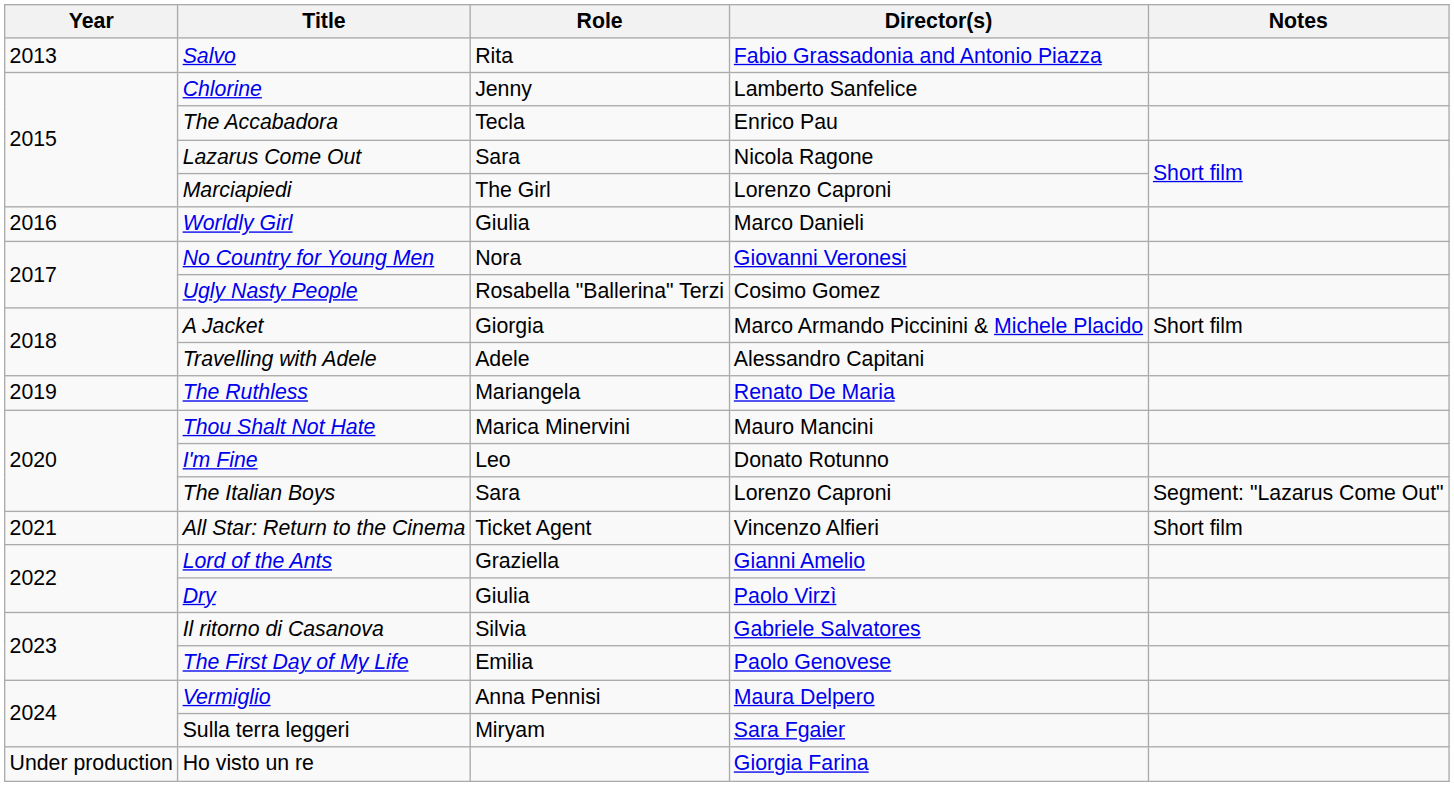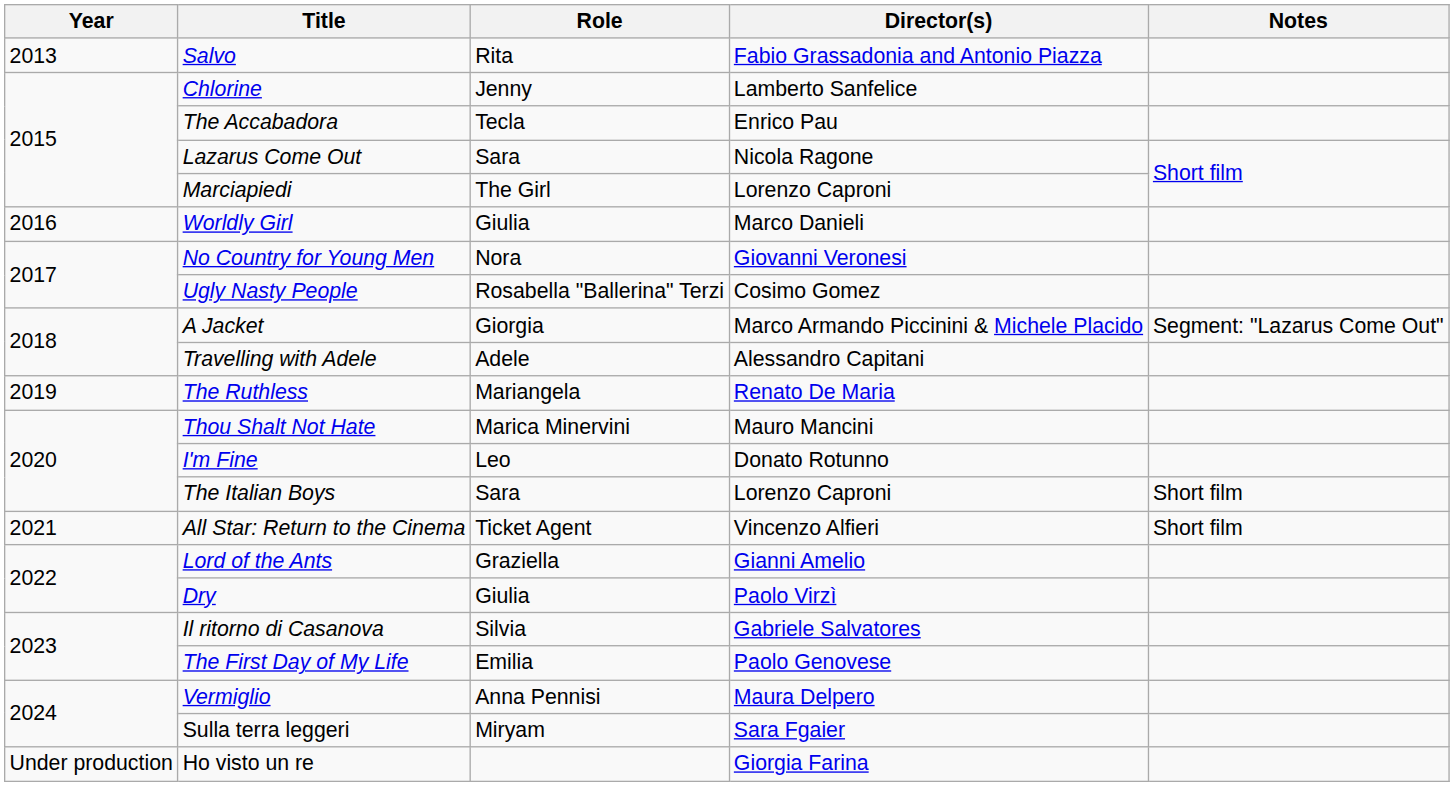(1198, 325) Short film -> (1298, 325) Segment: "Lazarus Come Out"
(1298, 493) Segment: "Lazarus Come Out" -> (1198, 493) Short film
